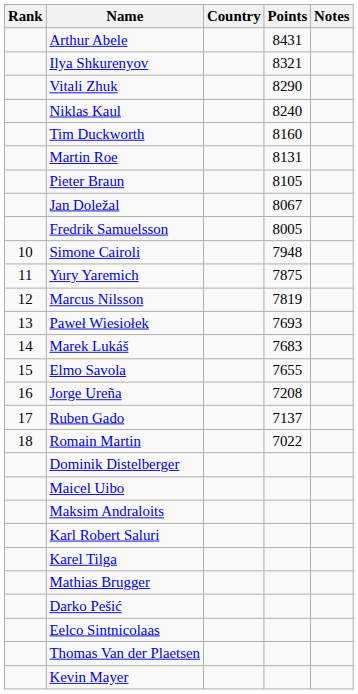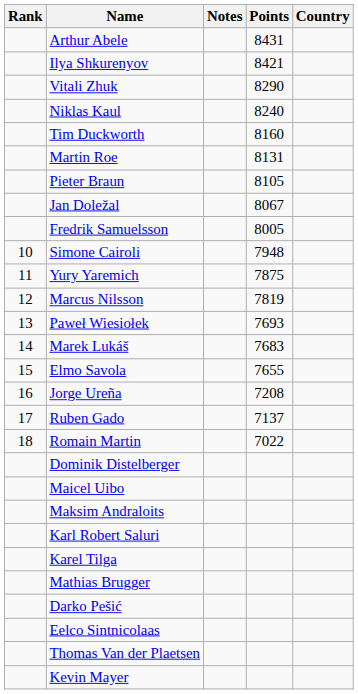columns swapped: (234, 16) <-> (332, 16)
(287, 63) 8321 -> (269, 63) 8421
